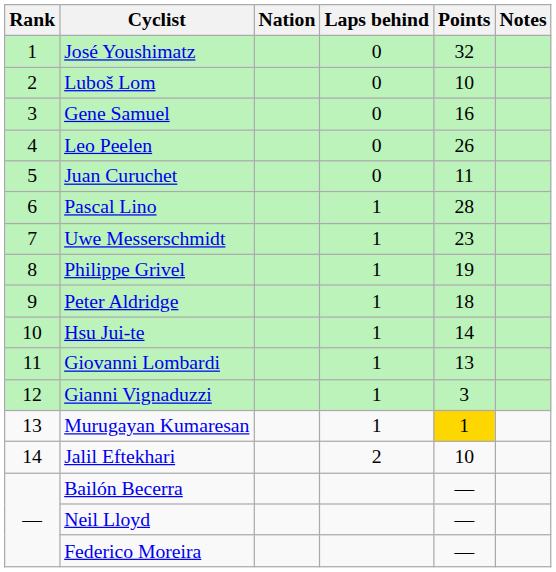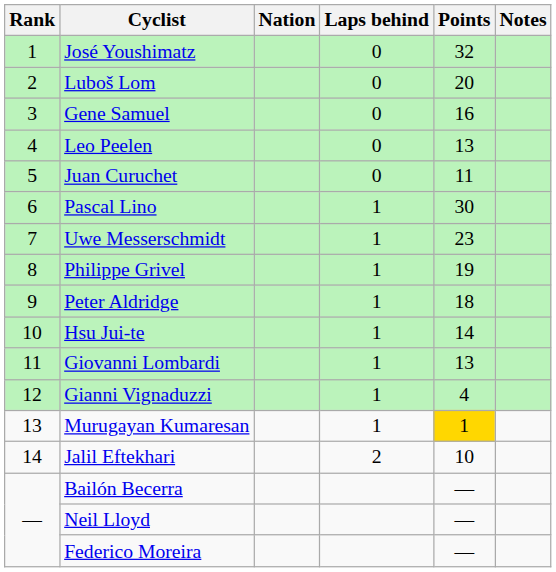(464, 82) 10 -> (464, 82) 20
(464, 144) 26 -> (464, 144) 13
(464, 207) 28 -> (464, 207) 30
(464, 394) 3 -> (464, 394) 4
